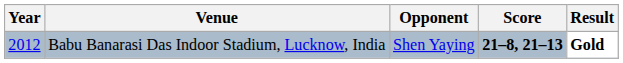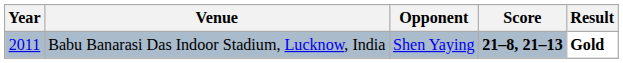(24, 44) 2012 -> (24, 44) 2011
